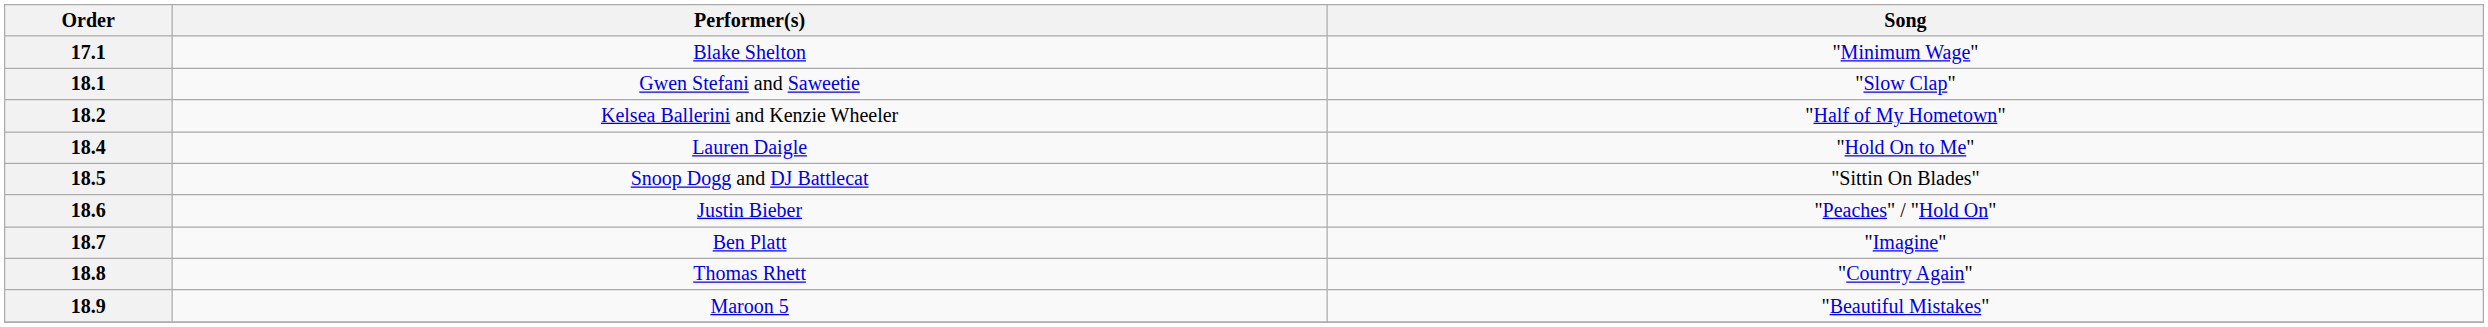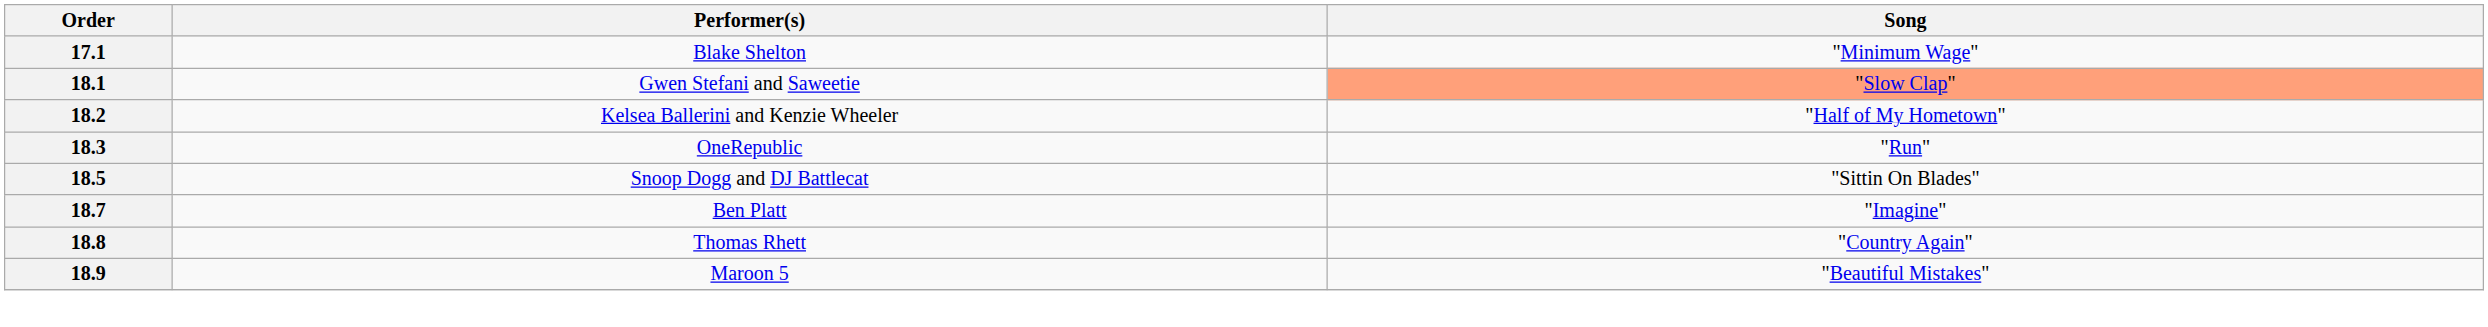(1905, 83) no background -> (1905, 83) lightsalmon background
+ row: (88, 147)
- row: (88, 147)
- row: (88, 210)
